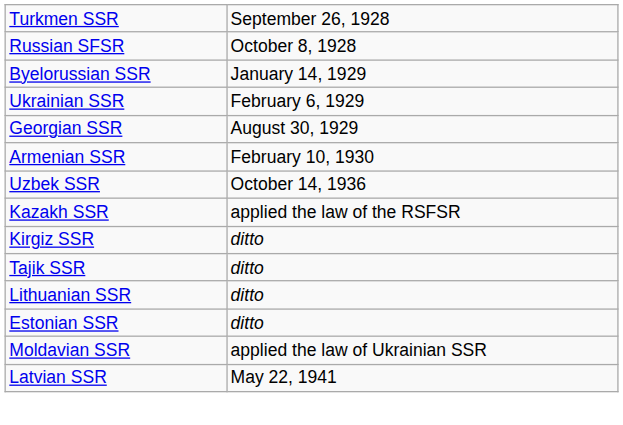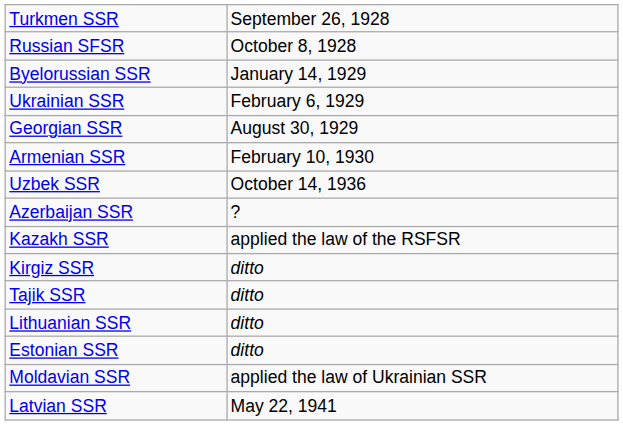+ row: (71, 212)
